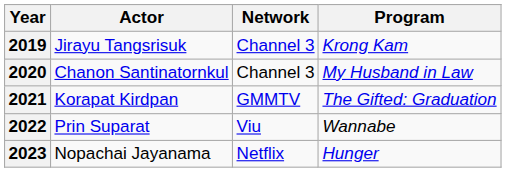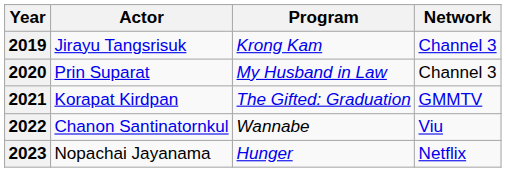columns swapped: (410, 18) <-> (276, 18)
(142, 72) Chanon Santinatornkul -> (102, 72) Prin Suparat
(102, 126) Prin Suparat -> (142, 126) Chanon Santinatornkul
